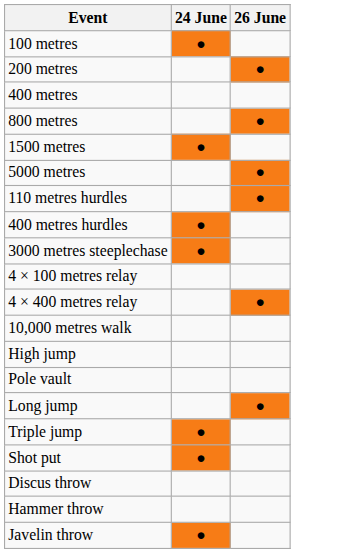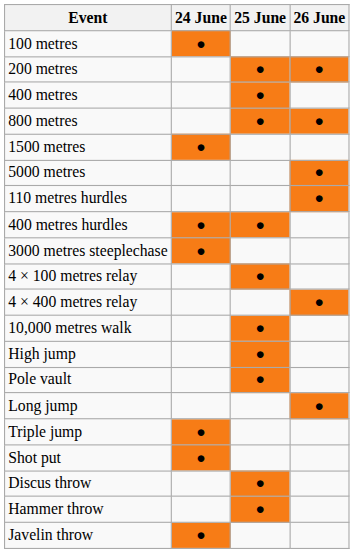+ column: (260, 17)
